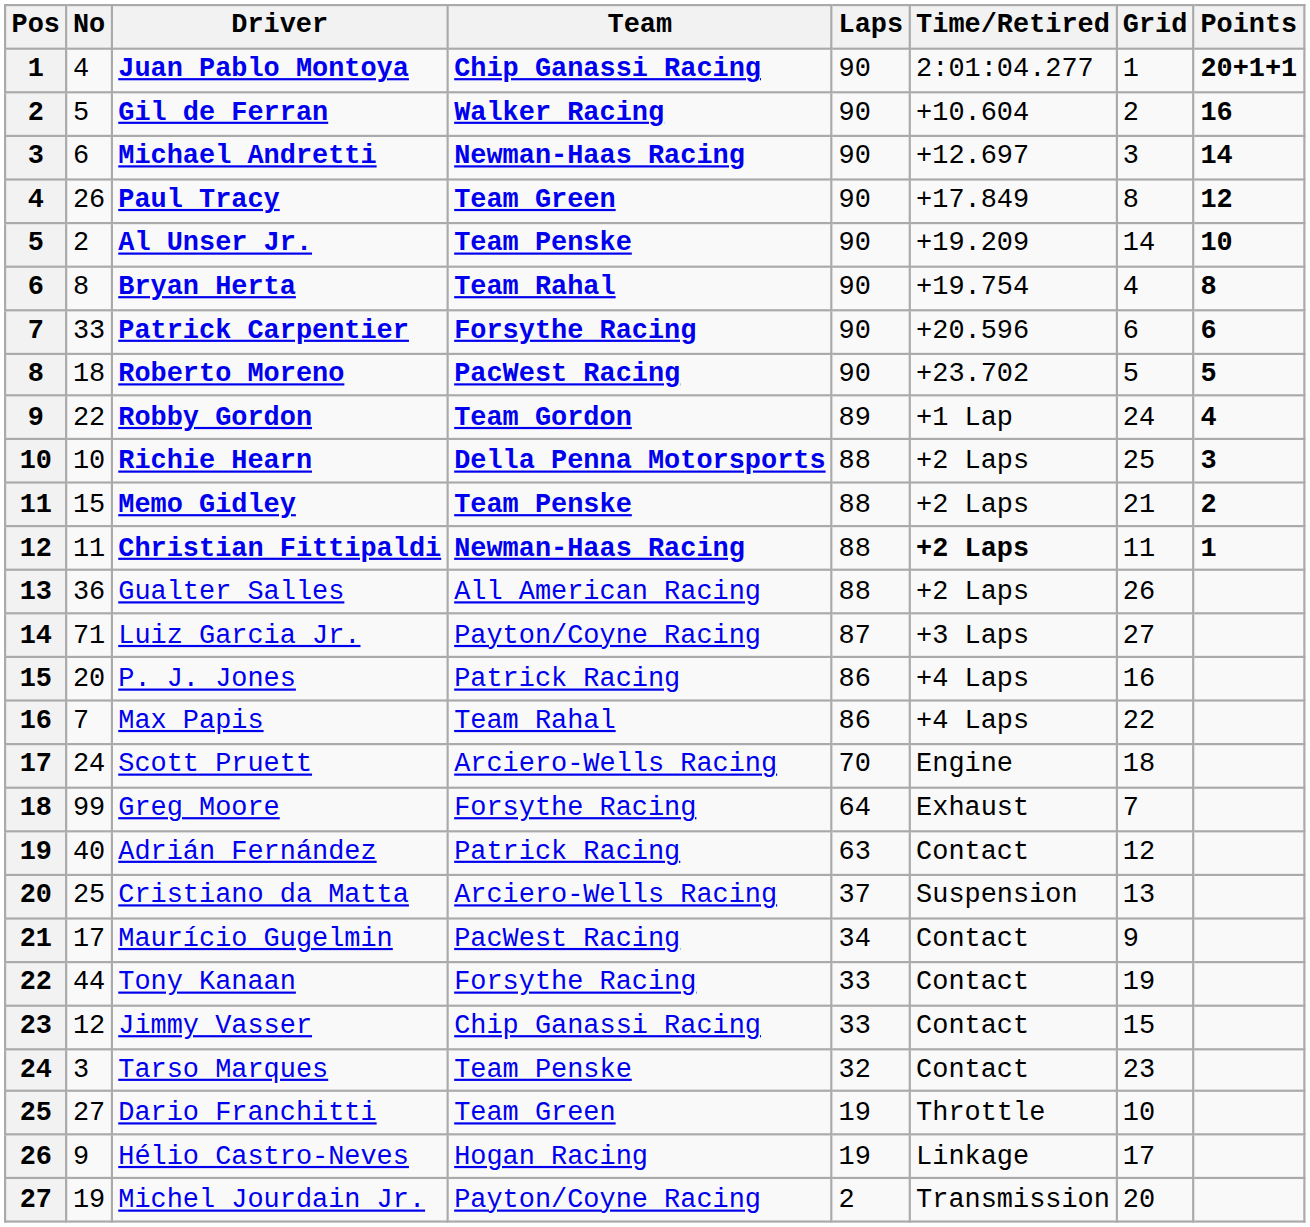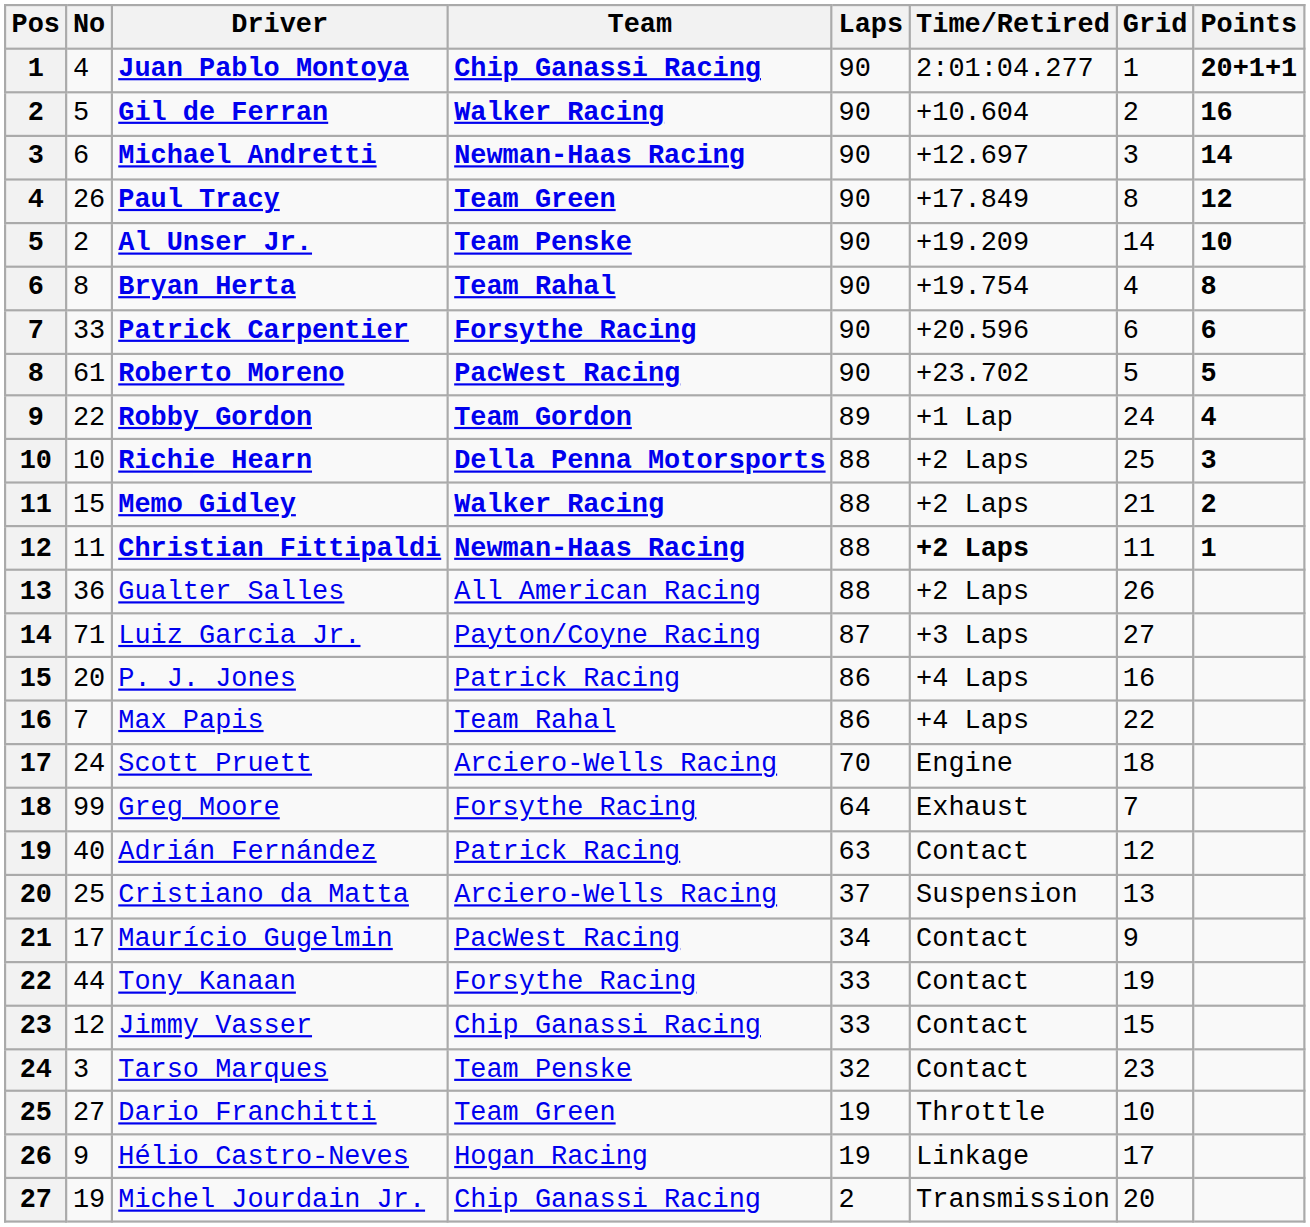(89, 375) 18 -> (89, 375) 61
(543, 505) Team Penske -> (559, 505) Walker Racing
(608, 1201) Payton/Coyne Racing -> (608, 1201) Chip Ganassi Racing
